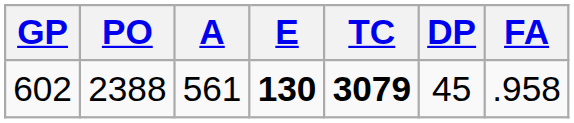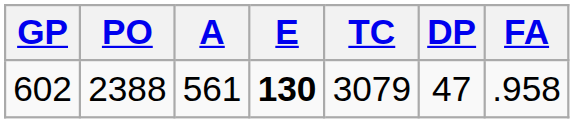(372, 88) bold -> (372, 88) normal
(452, 88) 45 -> (452, 88) 47
